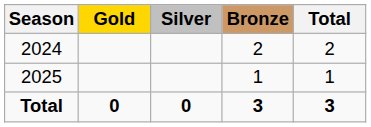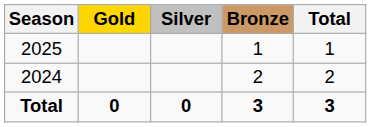rows swapped: (42, 48) <-> (42, 77)
